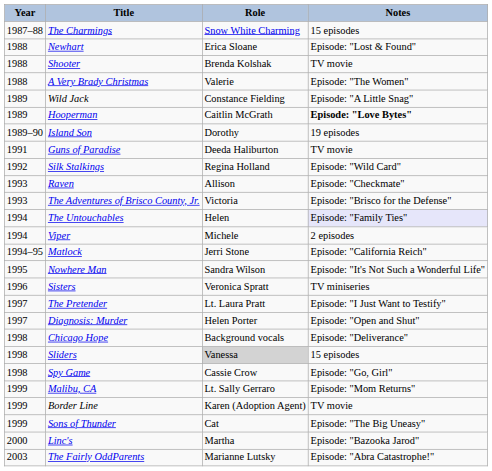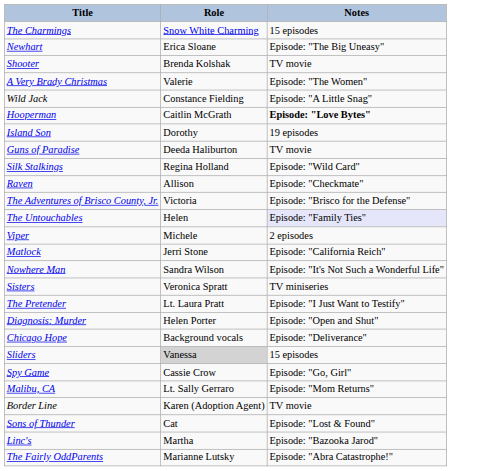- column: (25, 13)
(363, 47) Episode: "Lost & Found" -> (327, 47) Episode: "The Big Uneasy"
(368, 423) Episode: "The Big Uneasy" -> (322, 423) Episode: "Lost & Found"
